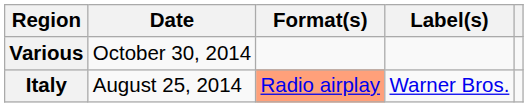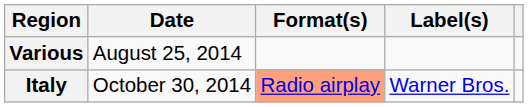(172, 53) October 30, 2014 -> (167, 53) August 25, 2014
(167, 85) August 25, 2014 -> (172, 85) October 30, 2014
